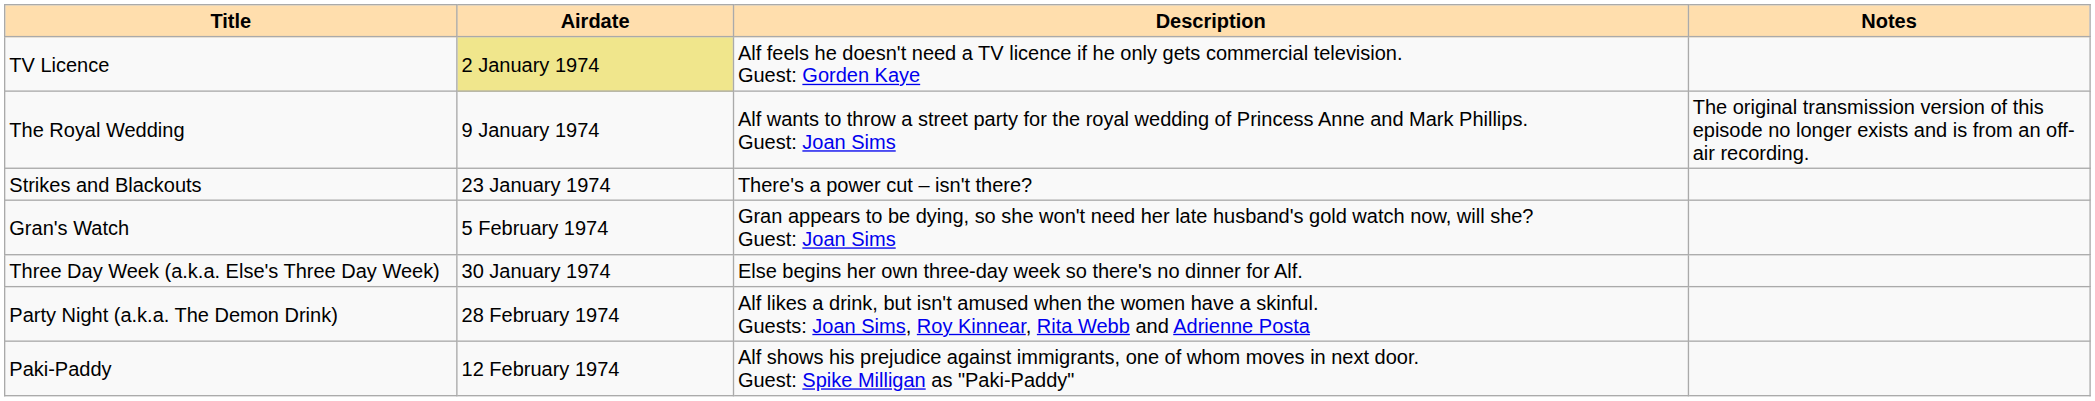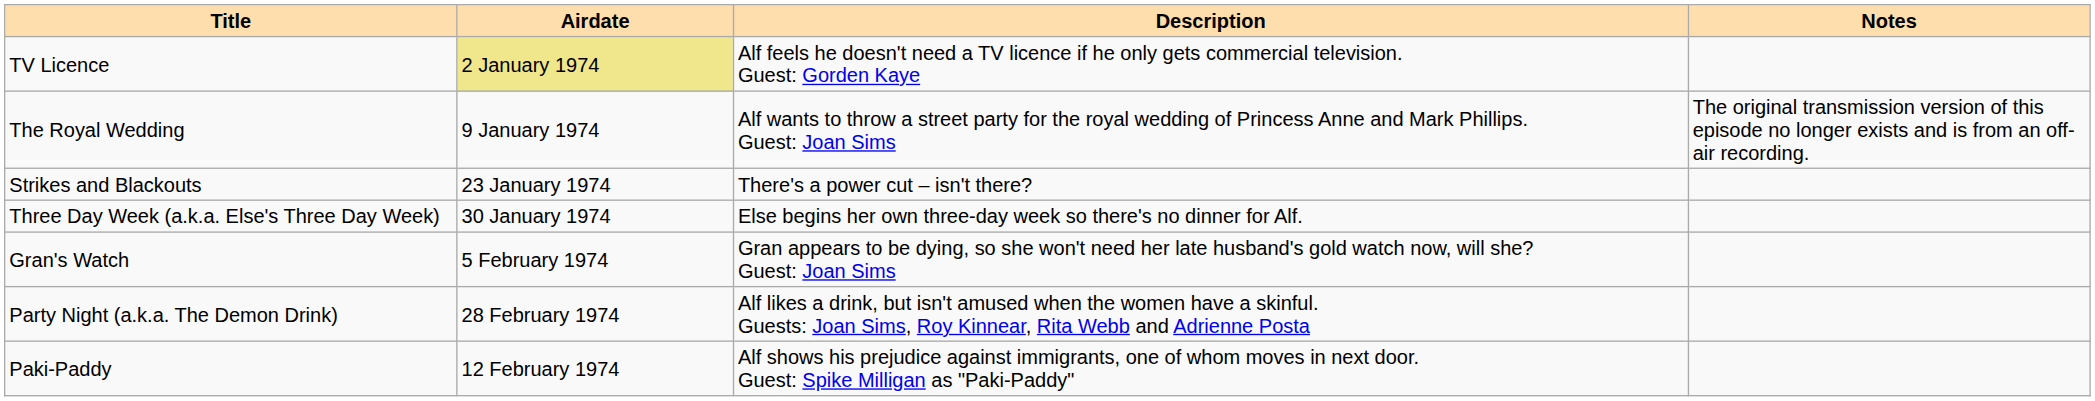rows swapped: (225, 271) <-> (69, 227)
